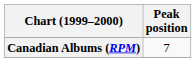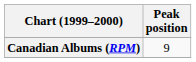(167, 47) 7 -> (167, 47) 9
